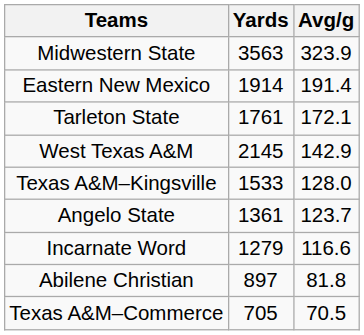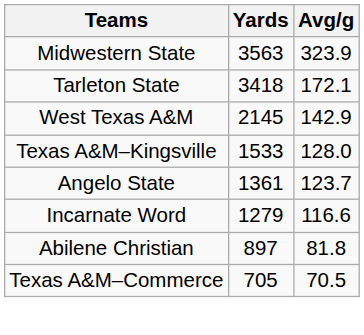- row: (116, 85)
(261, 118) 1761 -> (261, 85) 3418
